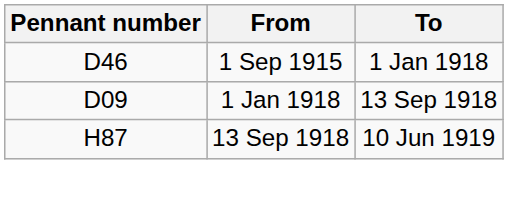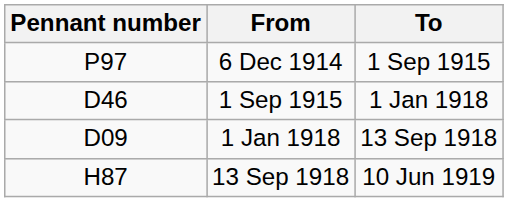+ row: (281, 61)
